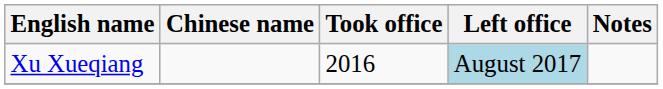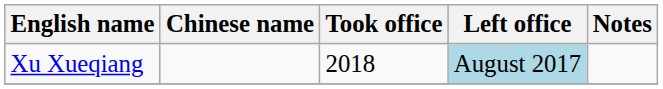(350, 63) 2016 -> (350, 63) 2018
